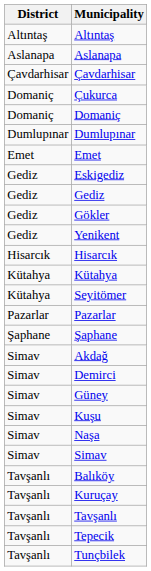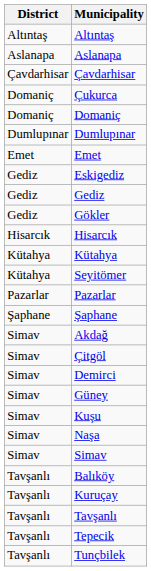- row: (97, 235)
+ row: (90, 355)
